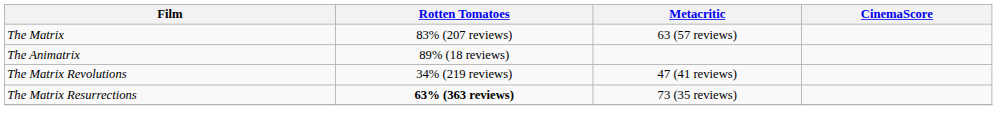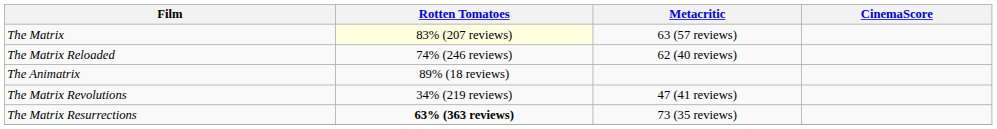(464, 34) no background -> (464, 34) lightyellow background
+ row: (61, 54)
